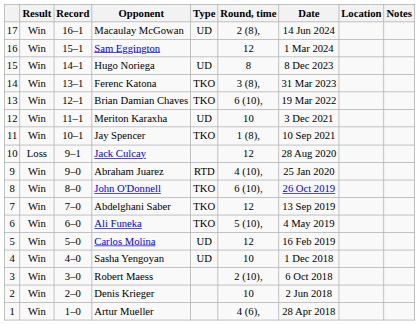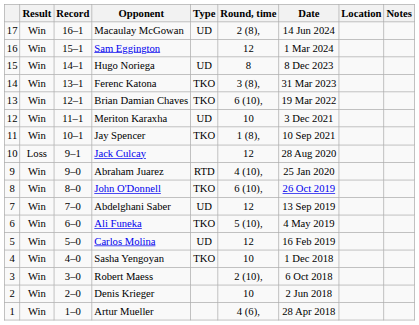(204, 206) TKO -> (204, 206) UD
(204, 259) UD -> (204, 259) TKO
